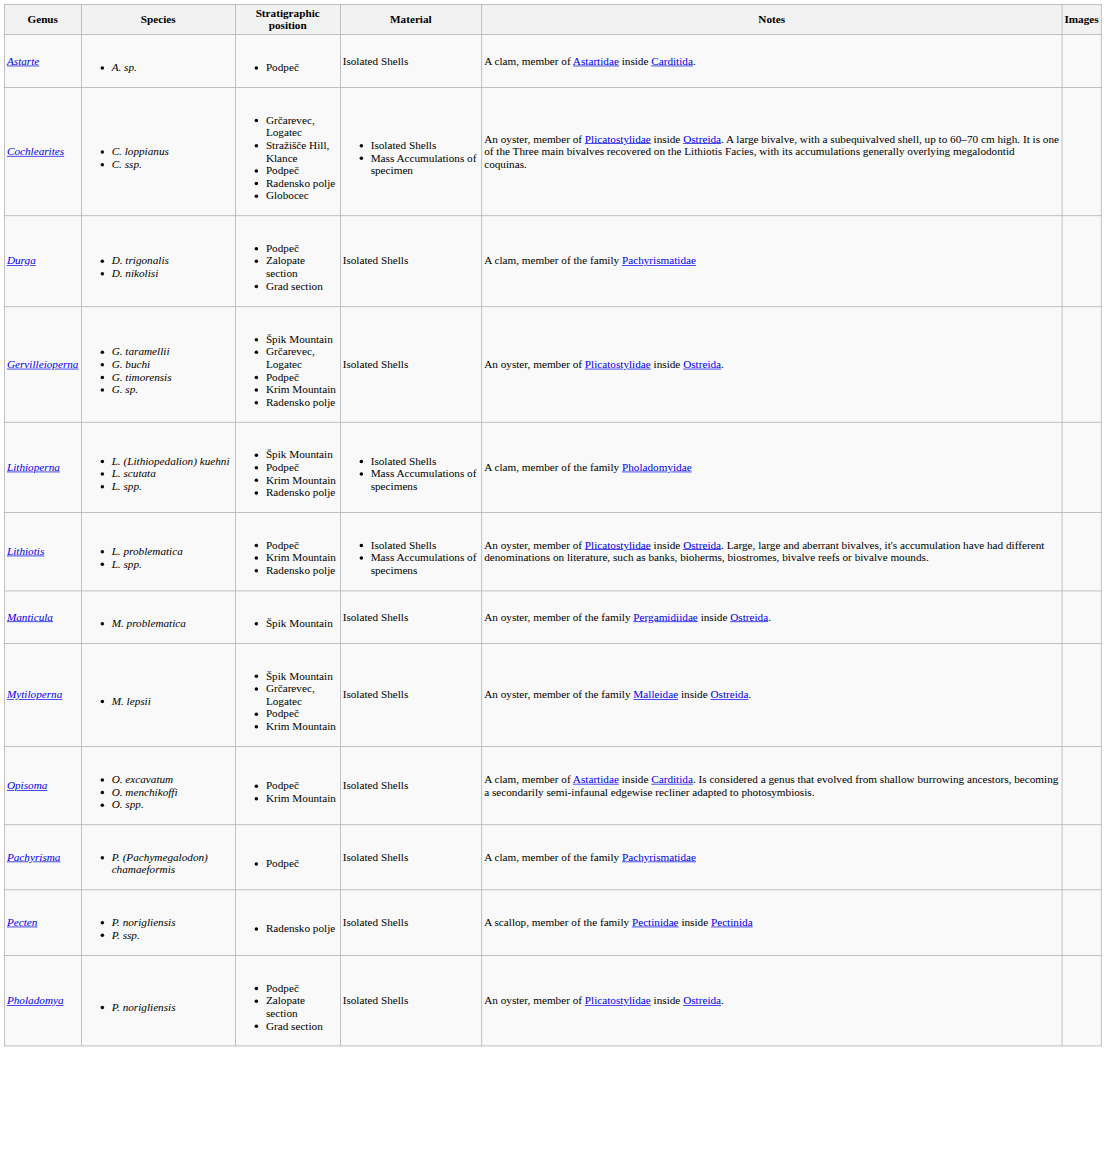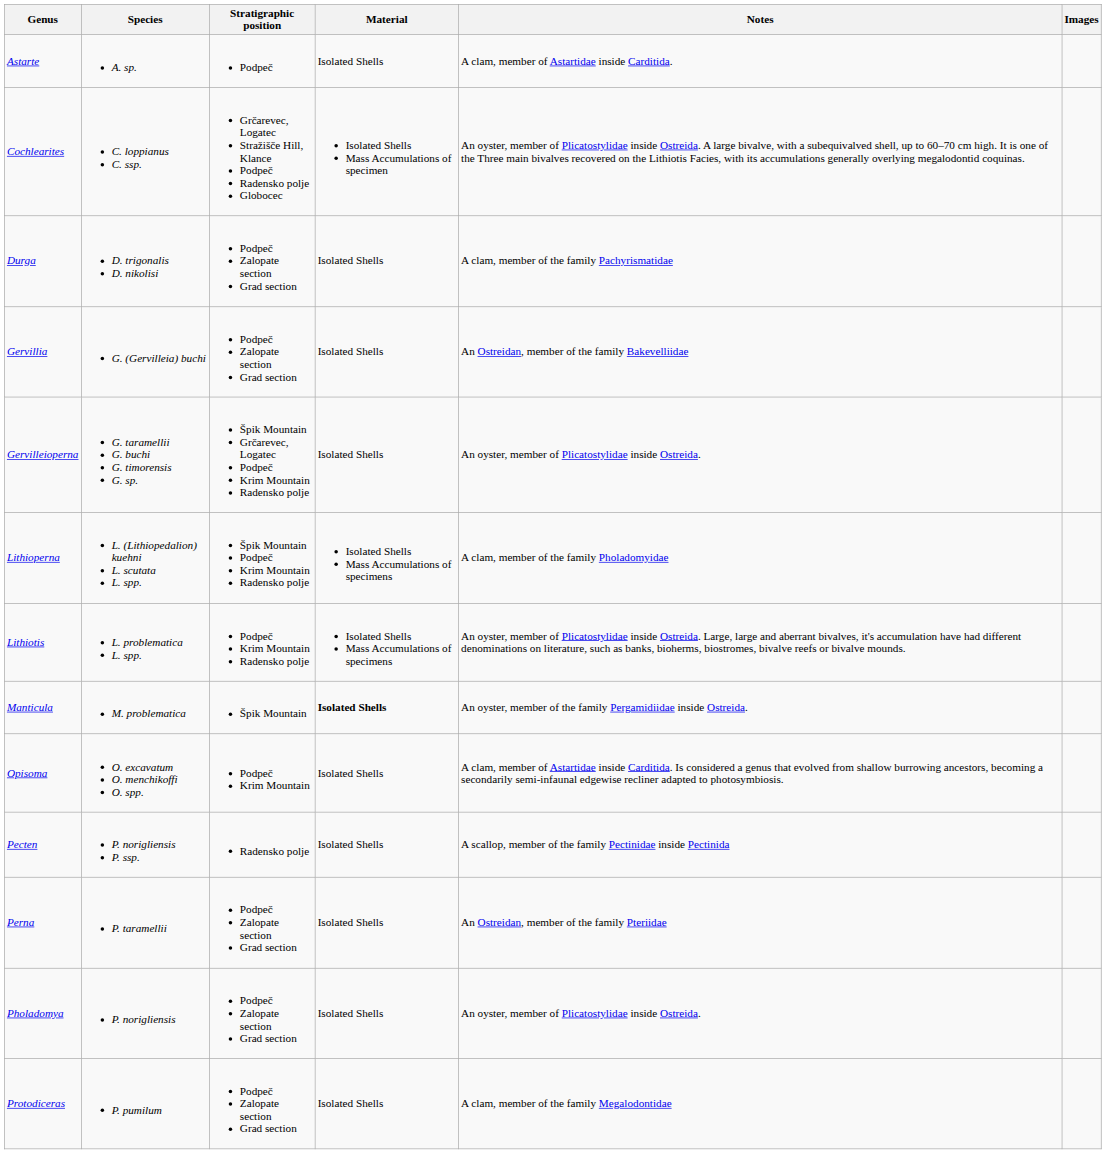+ row: (27, 351)
(375, 617) normal -> (352, 707) bold
- row: (35, 695)
- row: (34, 857)
+ row: (21, 922)
+ row: (36, 1103)
